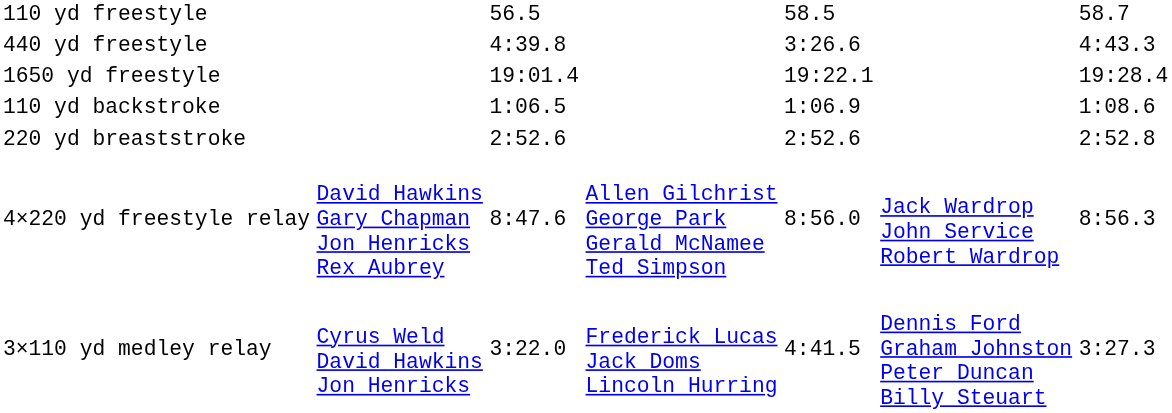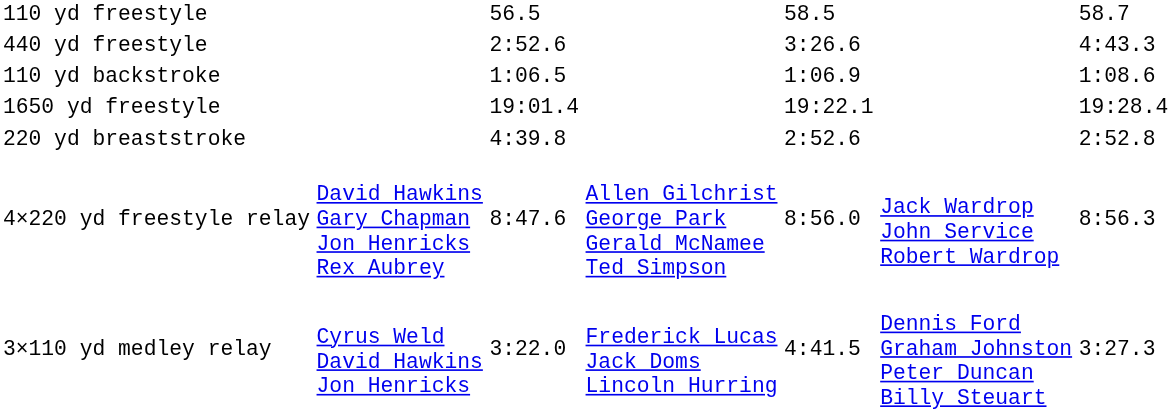(528, 45) 4:39.8 -> (528, 45) 2:52.6
rows swapped: (112, 77) <-> (112, 108)
(528, 139) 2:52.6 -> (528, 139) 4:39.8
